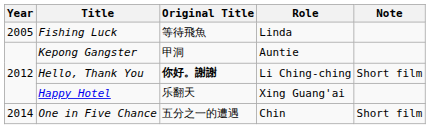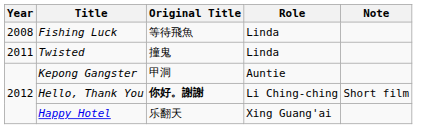(20, 32) 2005 -> (20, 32) 2008
+ row: (62, 53)
- row: (98, 114)
